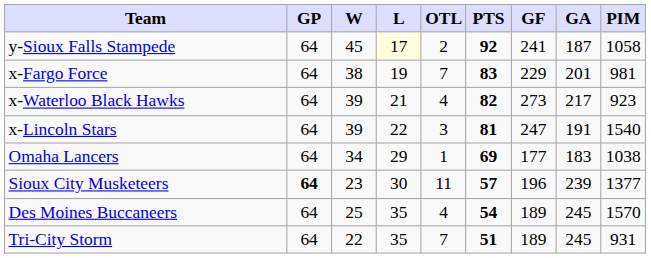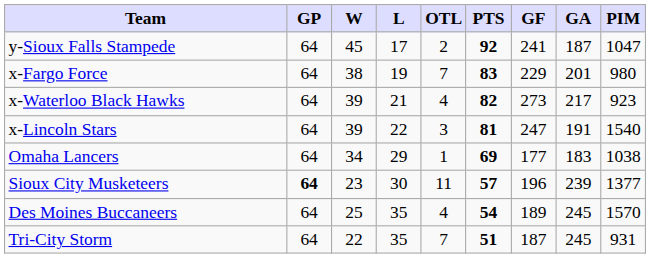(399, 45) lightyellow background -> (399, 45) no background
(623, 45) 1058 -> (623, 45) 1047
(623, 73) 981 -> (623, 73) 980
(533, 239) 189 -> (533, 239) 187
